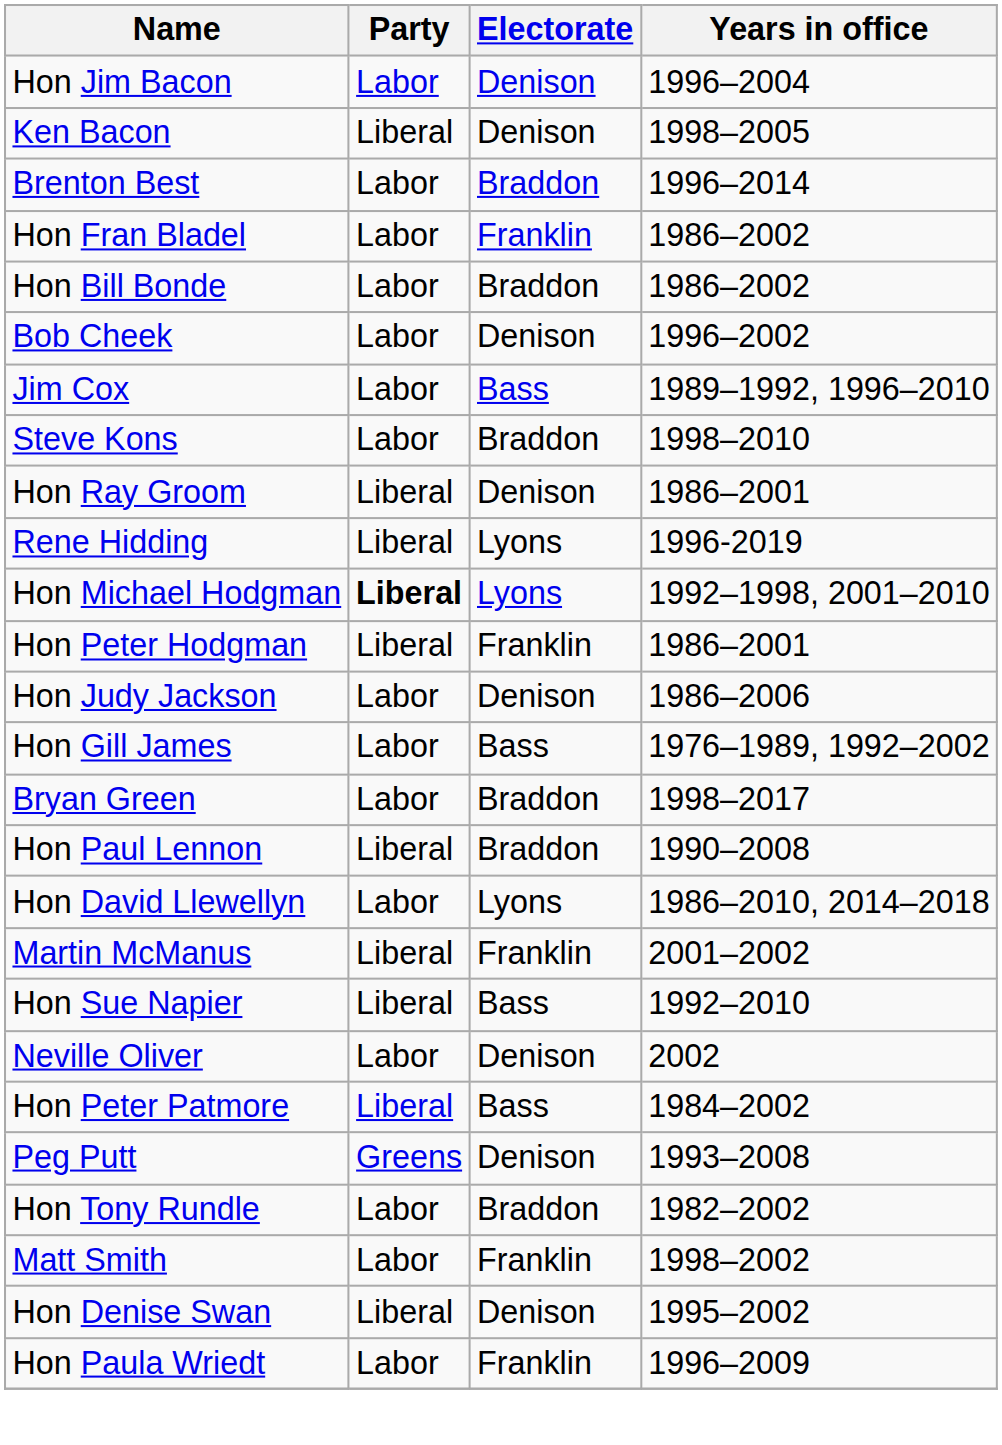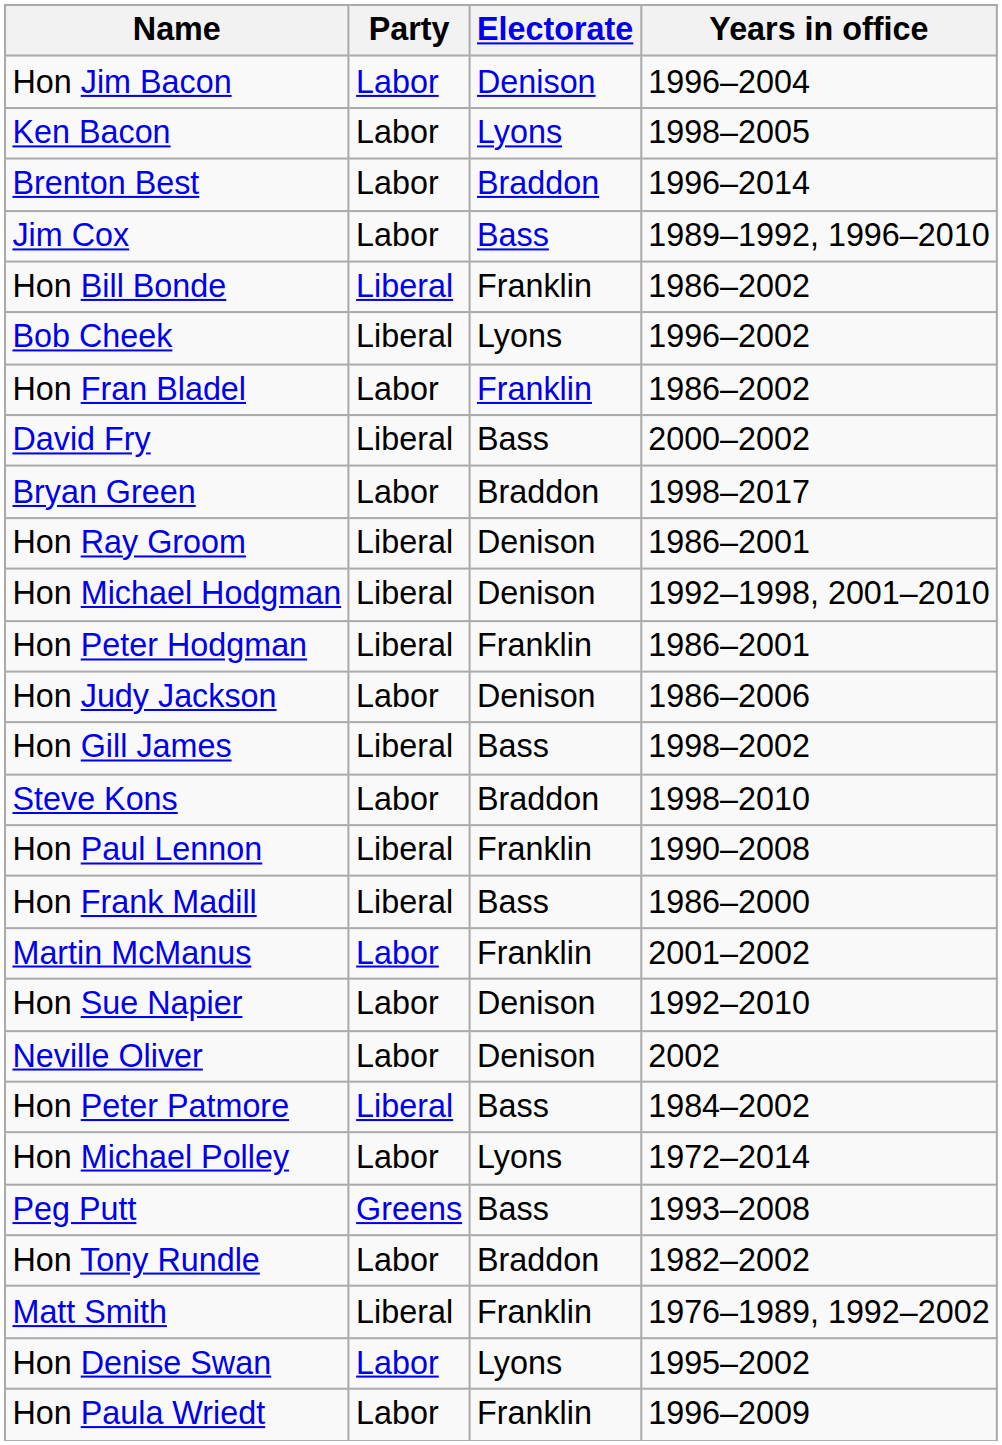(405, 132) Liberal -> (397, 132) Labor
(536, 132) Denison -> (520, 132) Lyons
rows swapped: (129, 235) <-> (71, 388)
(397, 286) Labor -> (405, 286) Liberal
(538, 286) Braddon -> (534, 286) Franklin
(397, 337) Labor -> (405, 337) Liberal
(536, 337) Denison -> (520, 337) Lyons
+ row: (82, 440)
rows swapped: (104, 798) <-> (95, 440)
- row: (110, 542)
(409, 593) bold -> (405, 593) normal
(520, 593) Lyons -> (536, 593) Denison
(397, 747) Labor -> (405, 747) Liberal
(819, 747) 1976–1989, 1992–2002 -> (729, 747) 1998–2002
(538, 850) Braddon -> (534, 850) Franklin
- row: (159, 901)
+ row: (135, 901)
(405, 952) Liberal -> (397, 952) Labor
(405, 1004) Liberal -> (397, 1004) Labor
(513, 1004) Bass -> (536, 1004) Denison
+ row: (151, 1157)
(536, 1157) Denison -> (513, 1209) Bass
(397, 1260) Labor -> (405, 1311) Liberal
(729, 1260) 1998–2002 -> (819, 1311) 1976–1989, 1992–2002
(405, 1311) Liberal -> (397, 1362) Labor
(536, 1311) Denison -> (520, 1362) Lyons
